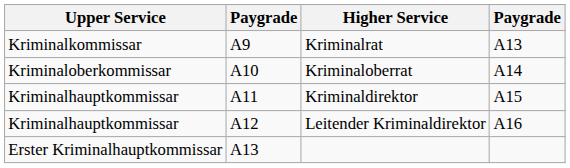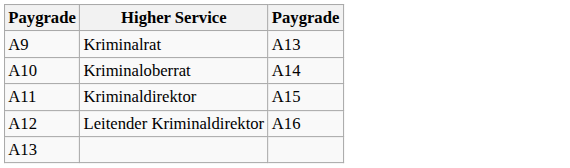- column: (115, 17)
